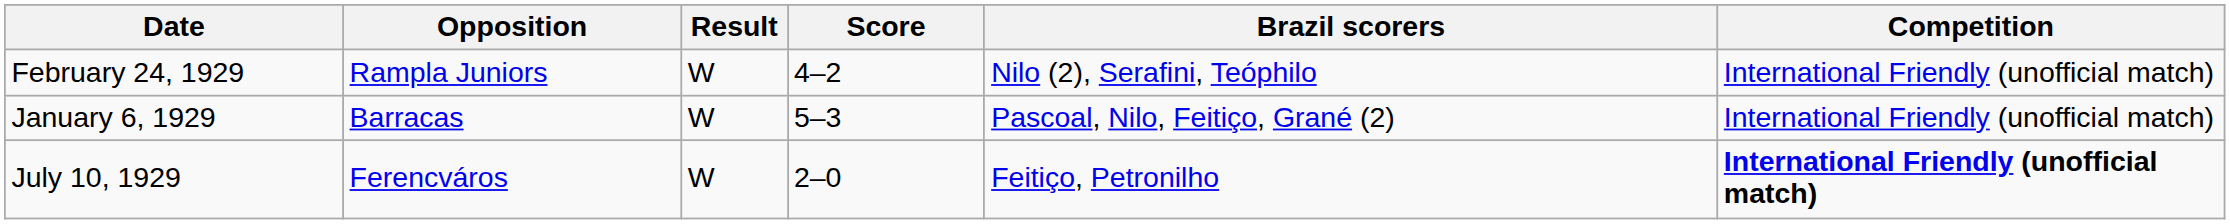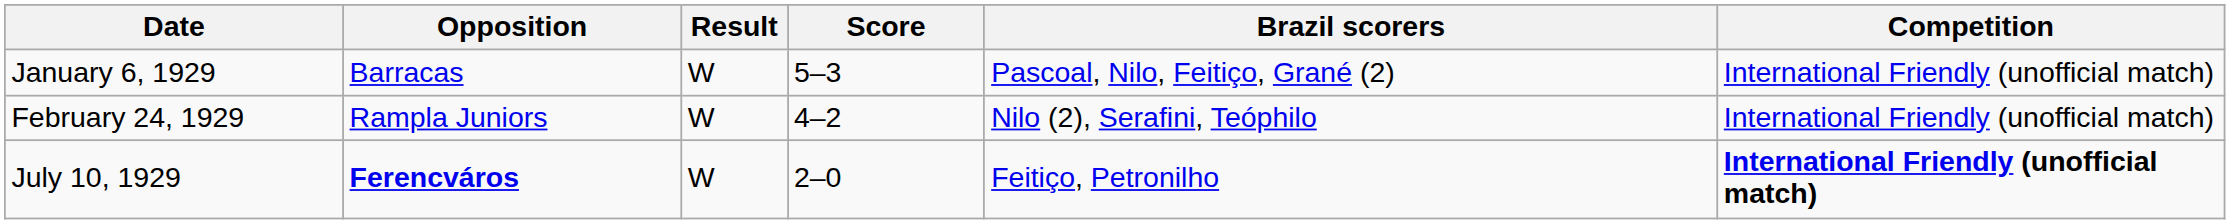rows swapped: (114, 117) <-> (128, 72)
(429, 178) normal -> (434, 178) bold
